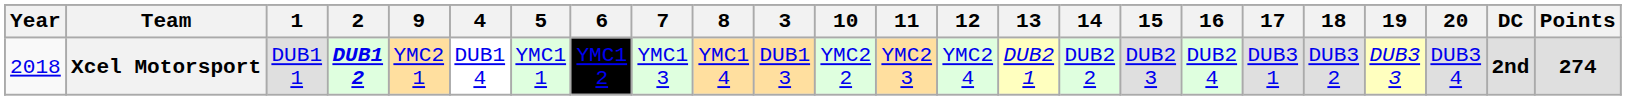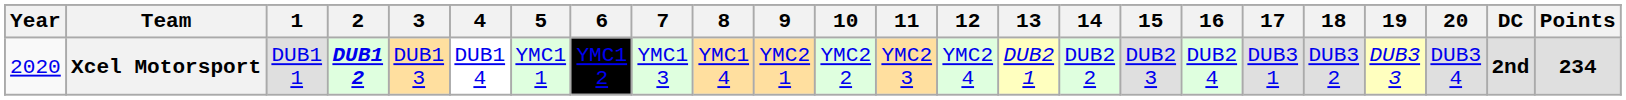columns swapped: (785, 22) <-> (419, 22)
(35, 66) 2018 -> (35, 66) 2020
(1578, 66) 274 -> (1578, 66) 234
